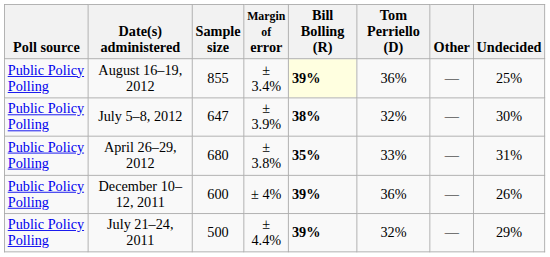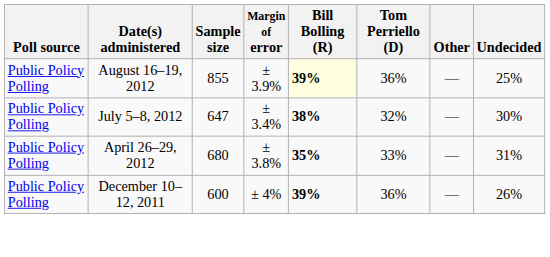(266, 78) ± 3.4% -> (266, 78) ± 3.9%
(266, 117) ± 3.9% -> (266, 117) ± 3.4%
- row: (140, 232)
